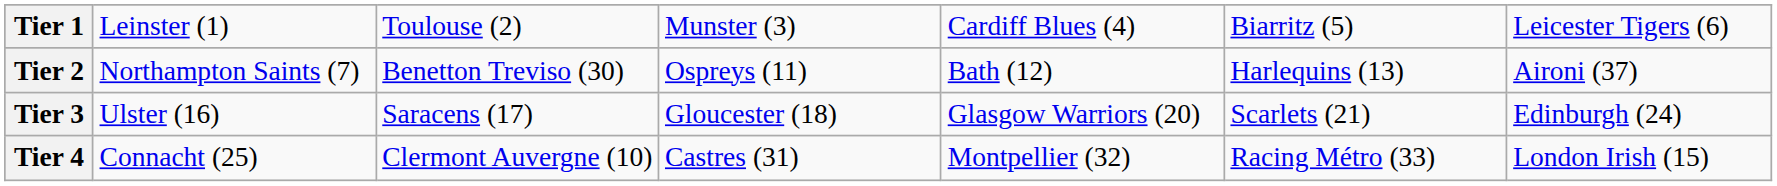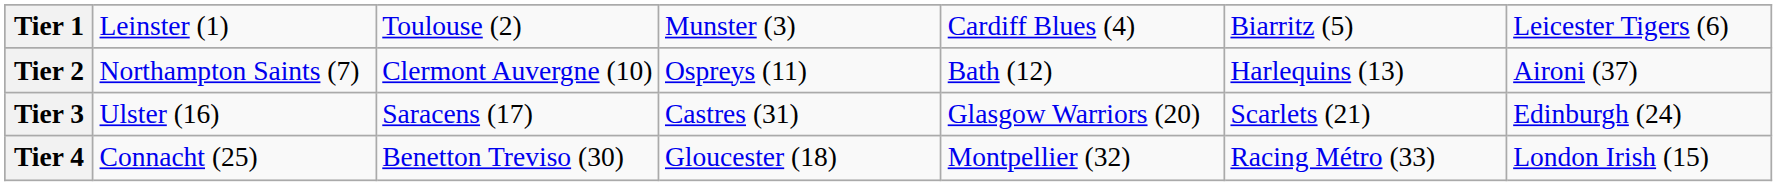(503, 69) Benetton Treviso (30) -> (517, 69) Clermont Auvergne (10)
(751, 113) Gloucester (18) -> (732, 113) Castres (31)
(517, 157) Clermont Auvergne (10) -> (503, 157) Benetton Treviso (30)
(732, 157) Castres (31) -> (751, 157) Gloucester (18)
